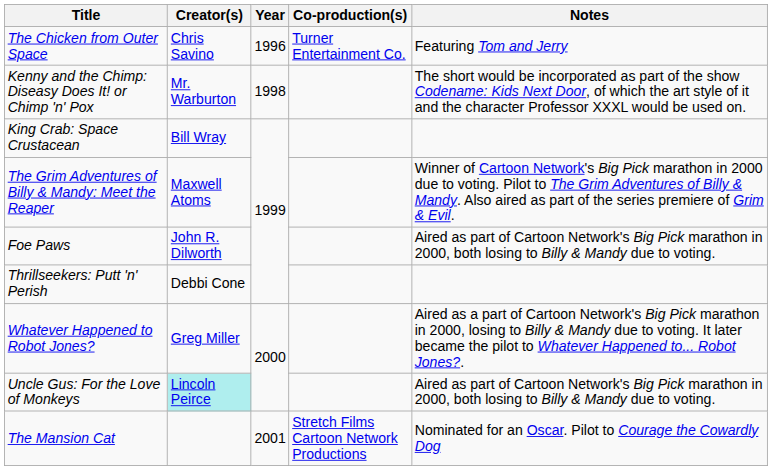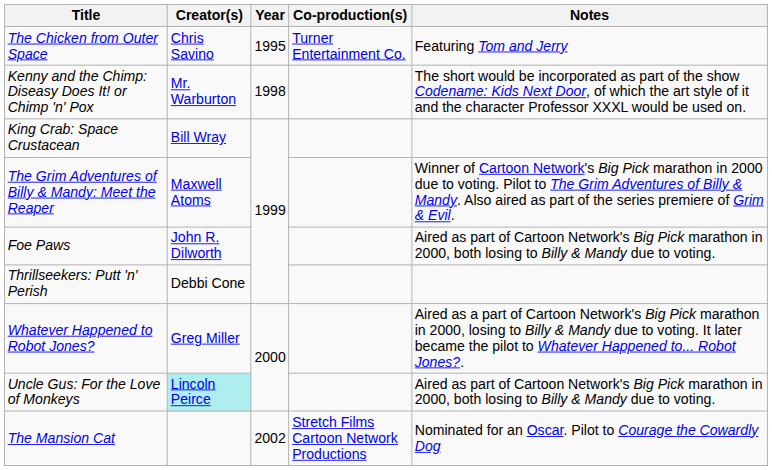(270, 45) 1996 -> (270, 45) 1995
(270, 438) 2001 -> (270, 438) 2002
